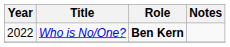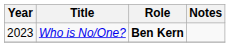(20, 32) 2022 -> (20, 32) 2023
